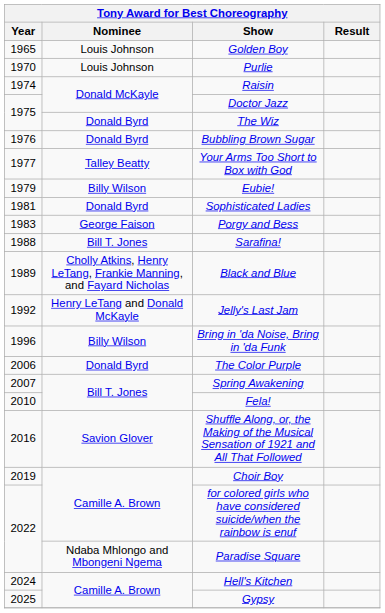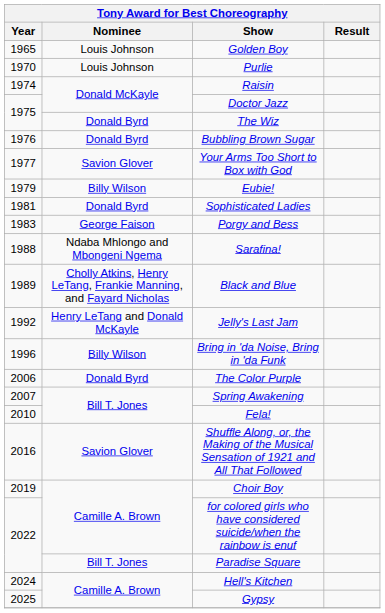(117, 164) Talley Beatty -> (117, 164) Savion Glover
(117, 242) Bill T. Jones -> (117, 248) Ndaba Mhlongo and Mbongeni Ngema
(117, 556) Ndaba Mhlongo and Mbongeni Ngema -> (117, 563) Bill T. Jones
